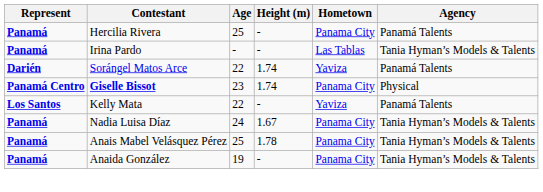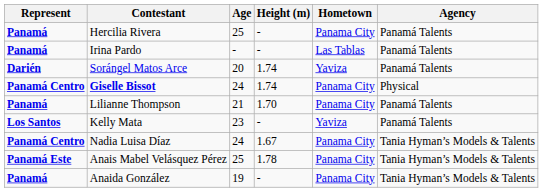(457, 50) Tania Hyman’s Models & Talents -> (416, 50) Panamá Talents
(238, 68) 22 -> (238, 68) 20
(238, 86) 23 -> (238, 86) 24
+ row: (135, 104)
(238, 104) 22 -> (238, 123) 23
(27, 123) Panamá -> (46, 141) Panamá Centro
(27, 141) Panamá -> (39, 159) Panamá Este
